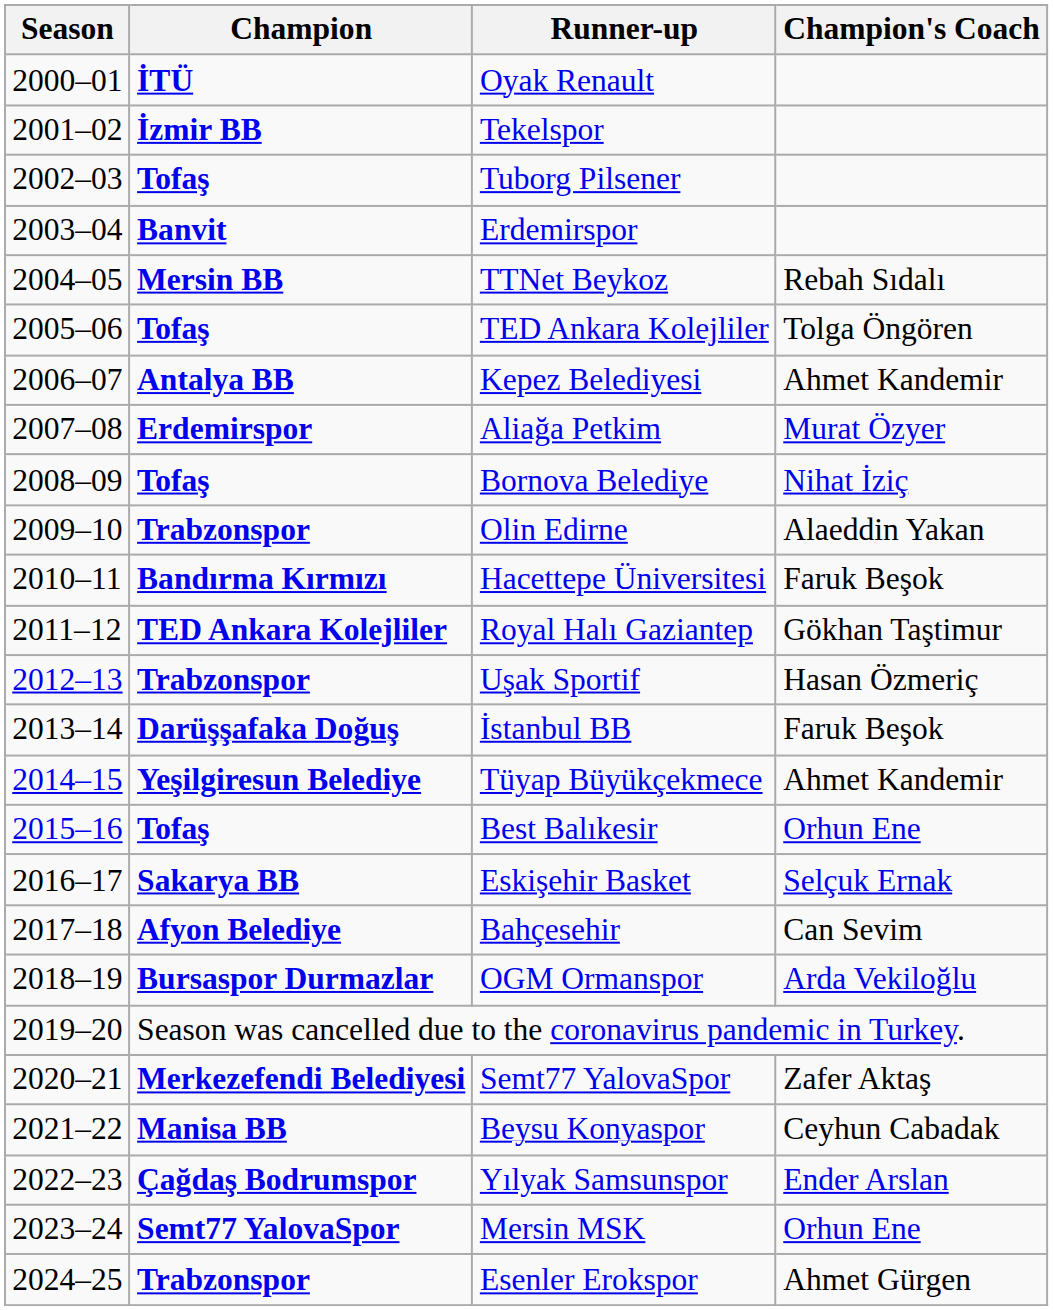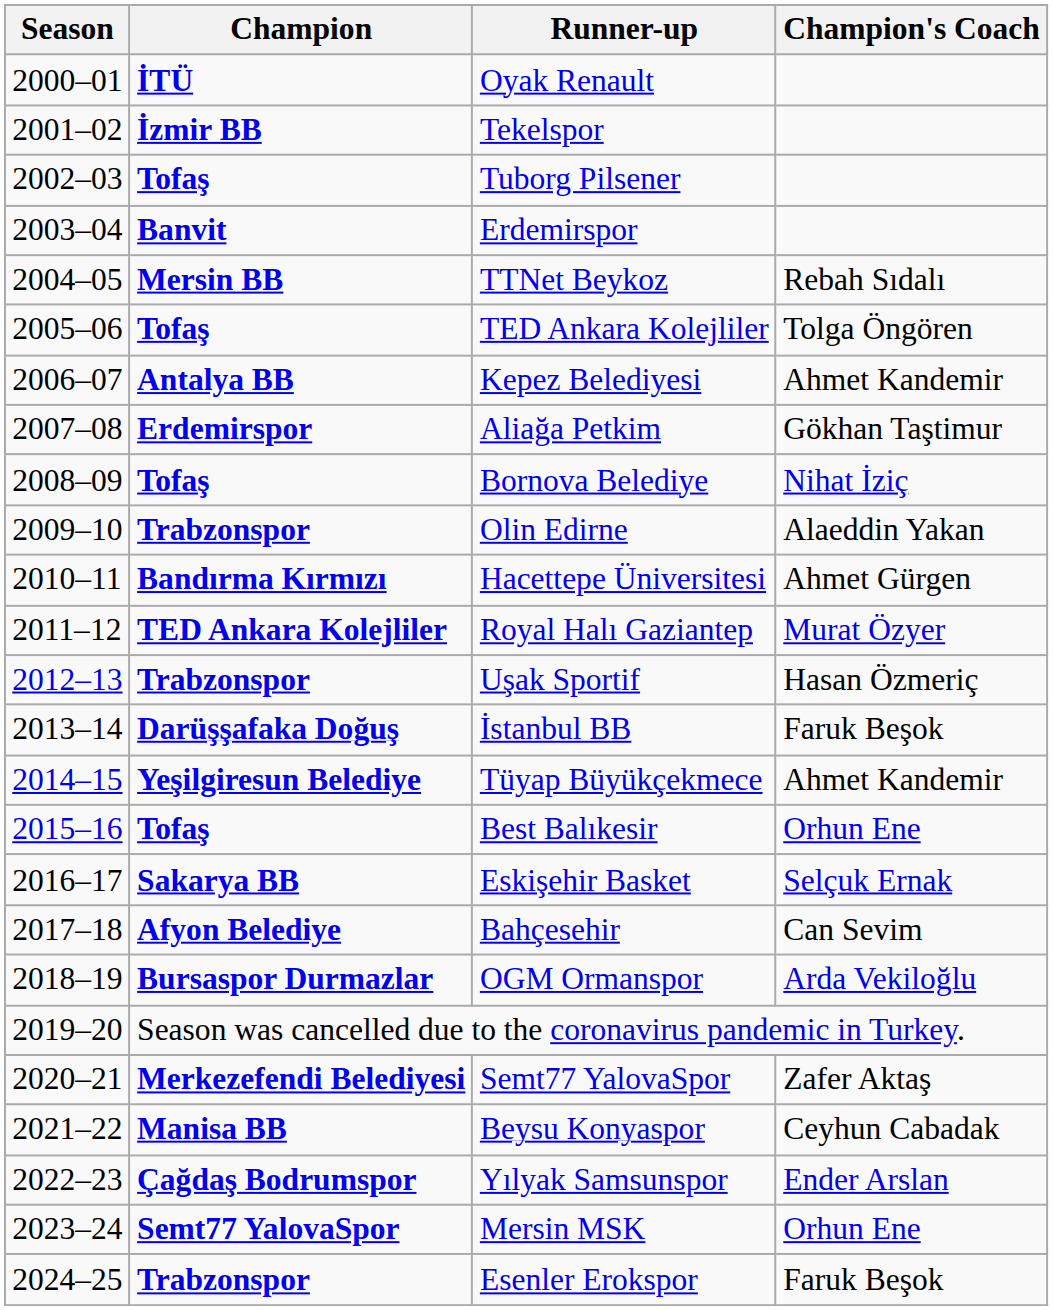(864, 429) Murat Özyer -> (893, 429) Gökhan Taştimur
(863, 579) Faruk Beşok -> (877, 579) Ahmet Gürgen
(893, 629) Gökhan Taştimur -> (864, 629) Murat Özyer
(877, 1279) Ahmet Gürgen -> (863, 1279) Faruk Beşok
